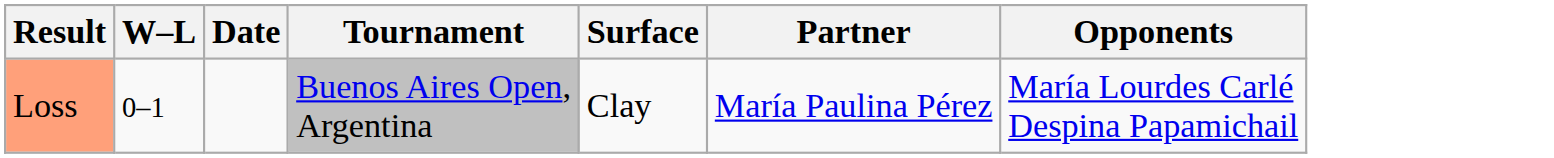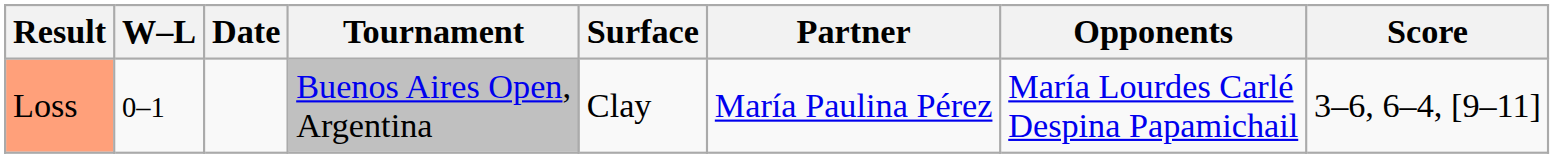+ column: (1427, 31)
